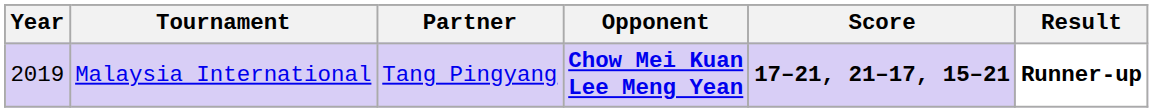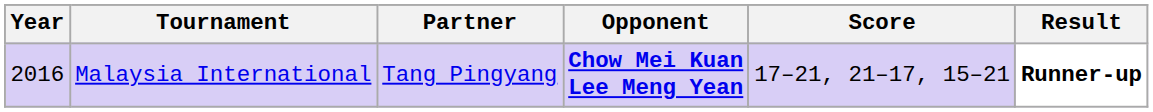(37, 75) 2019 -> (37, 75) 2016
(882, 75) bold -> (882, 75) normal
